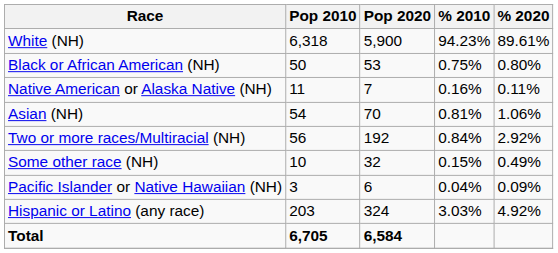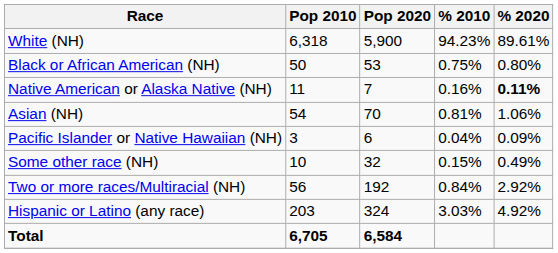(519, 89) normal -> (519, 89) bold
rows swapped: (145, 187) <-> (127, 138)
